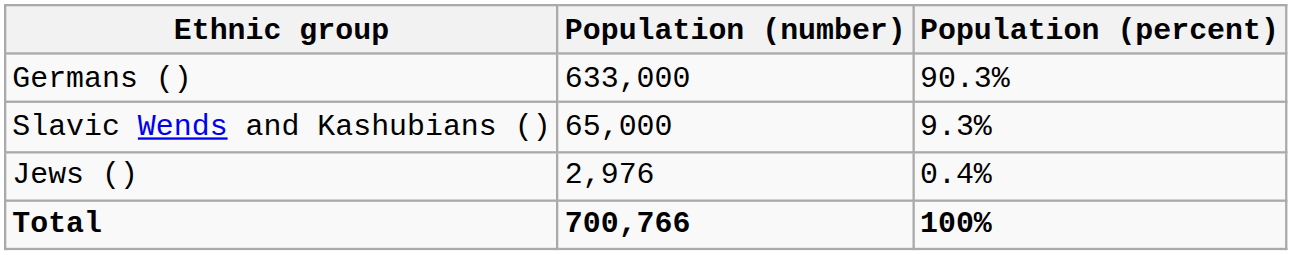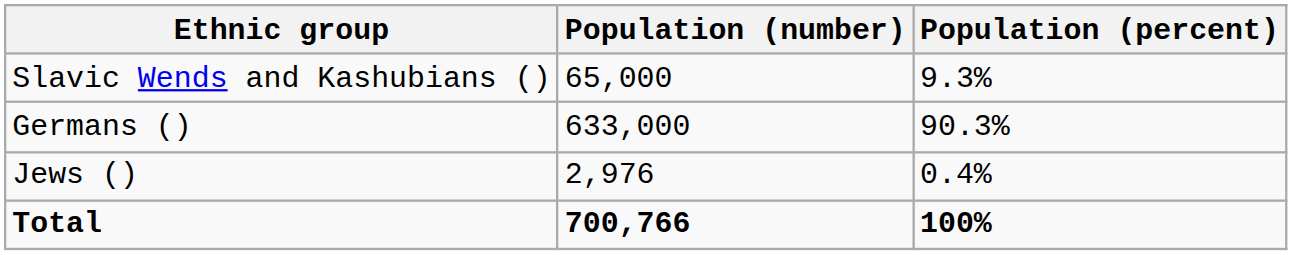rows swapped: (102, 78) <-> (281, 127)
